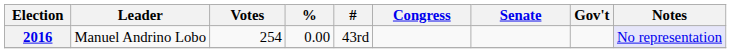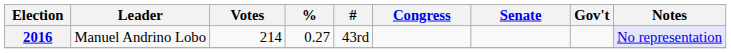(271, 36) 254 -> (271, 36) 214
(317, 36) 0.00 -> (317, 36) 0.27
